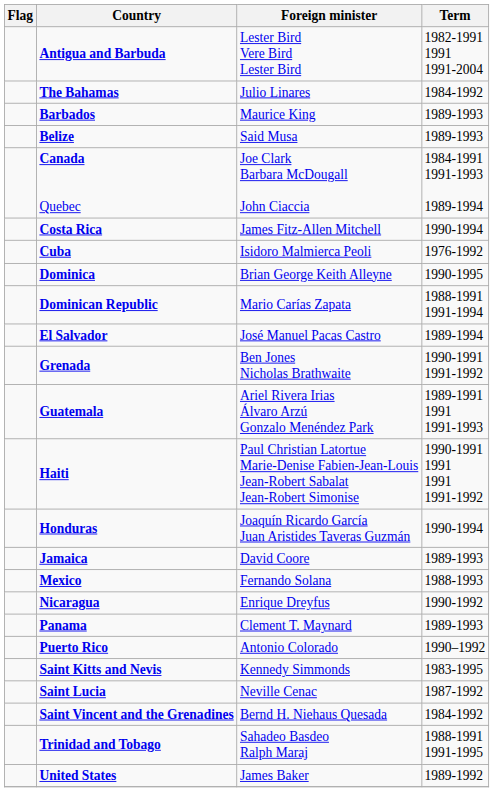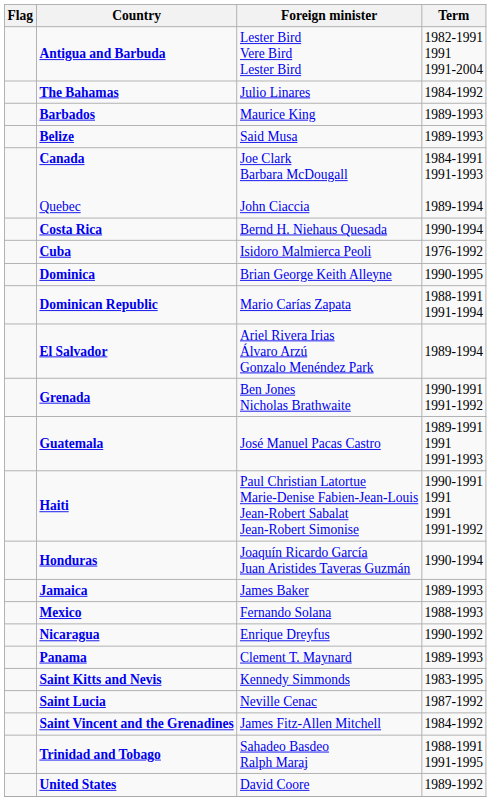(311, 229) James Fitz-Allen Mitchell -> (314, 229) Bernd H. Niehaus Quesada
(310, 335) José Manuel Pacas Castro -> (307, 351) Ariel Rivera Irias Álvaro Arzú Gonzalo Menéndez Park
(307, 411) Ariel Rivera Irias Álvaro Arzú Gonzalo Menéndez Park -> (310, 443) José Manuel Pacas Castro
(275, 558) David Coore -> (274, 590) James Baker
- row: (74, 647)
(314, 714) Bernd H. Niehaus Quesada -> (311, 724) James Fitz-Allen Mitchell
(274, 775) James Baker -> (275, 785) David Coore
